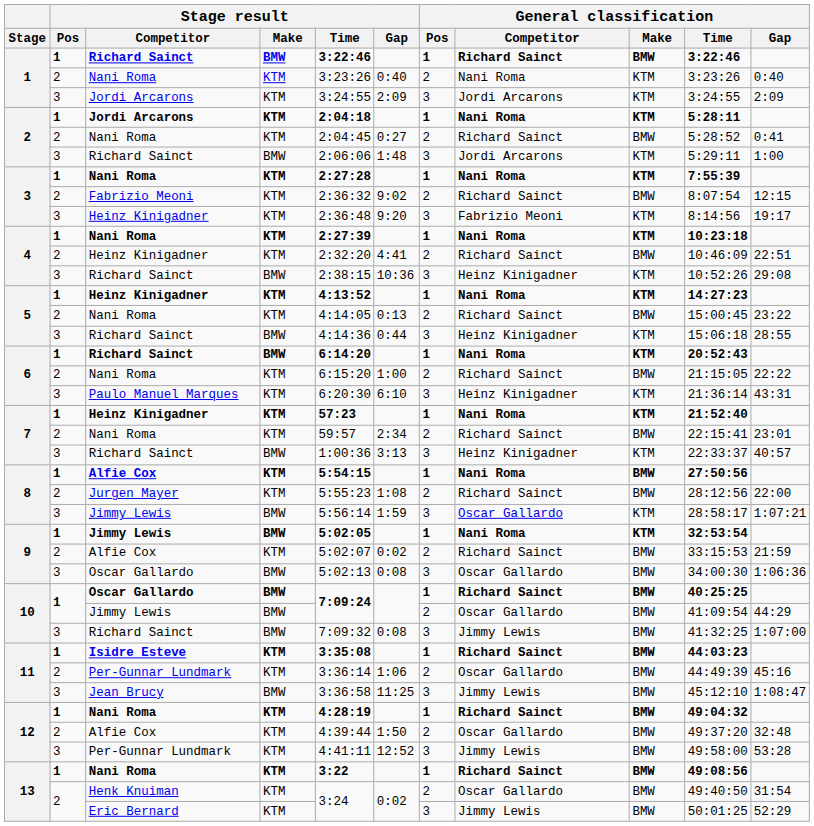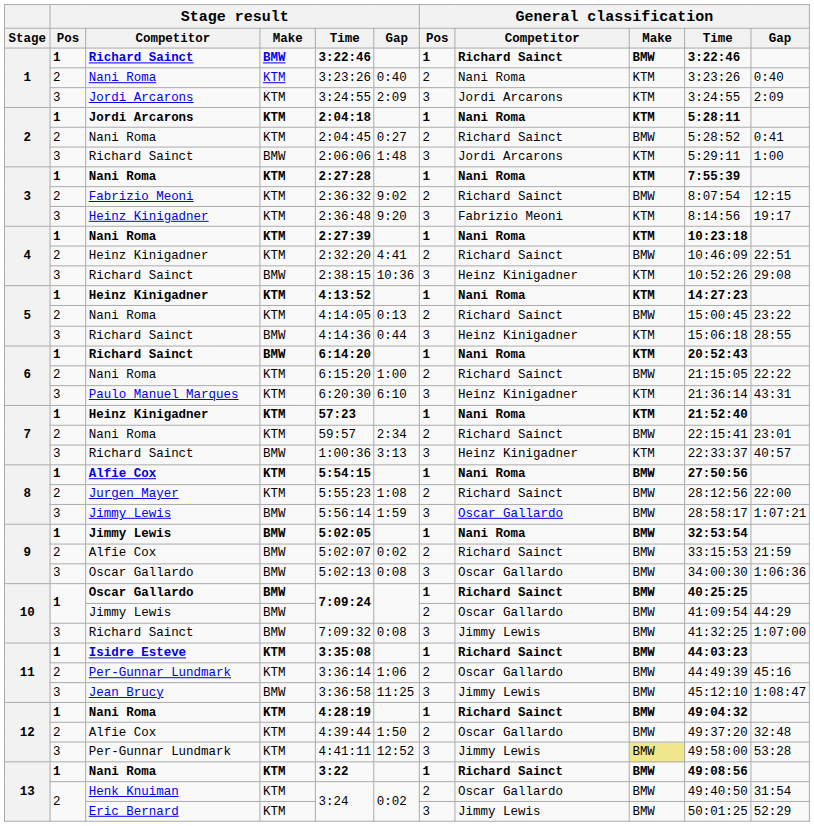(644, 514) KTM -> (644, 514) BMW
(644, 534) KTM -> (644, 534) BMW
(274, 553) KTM -> (274, 553) BMW
(644, 752) no background -> (644, 752) khaki background
